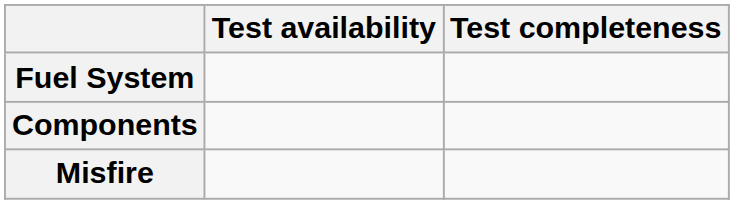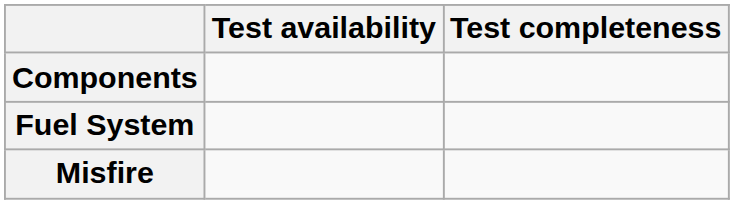rows swapped: (105, 125) <-> (105, 76)
